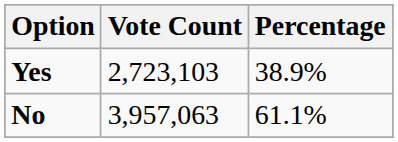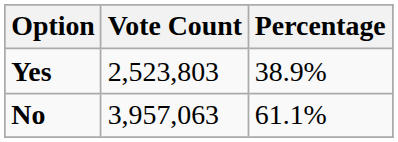(163, 70) 2,723,103 -> (163, 70) 2,523,803
